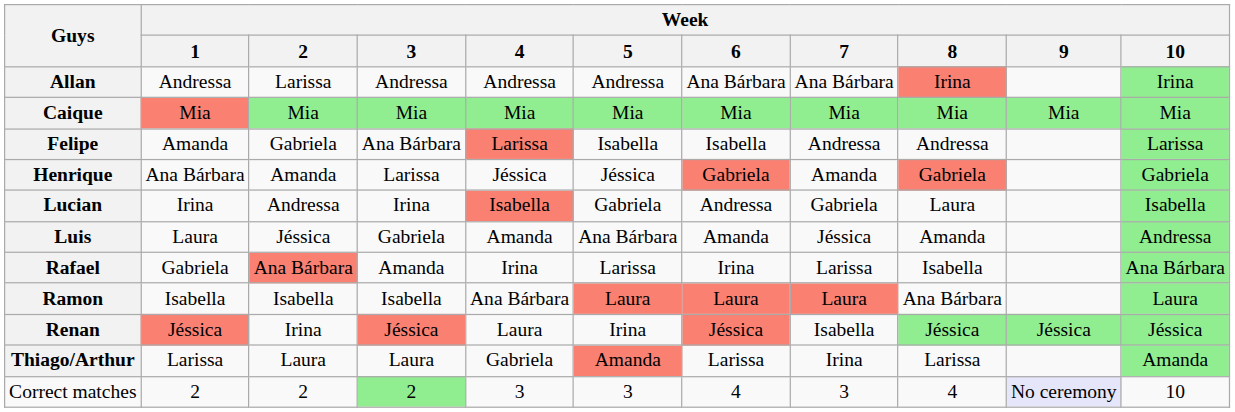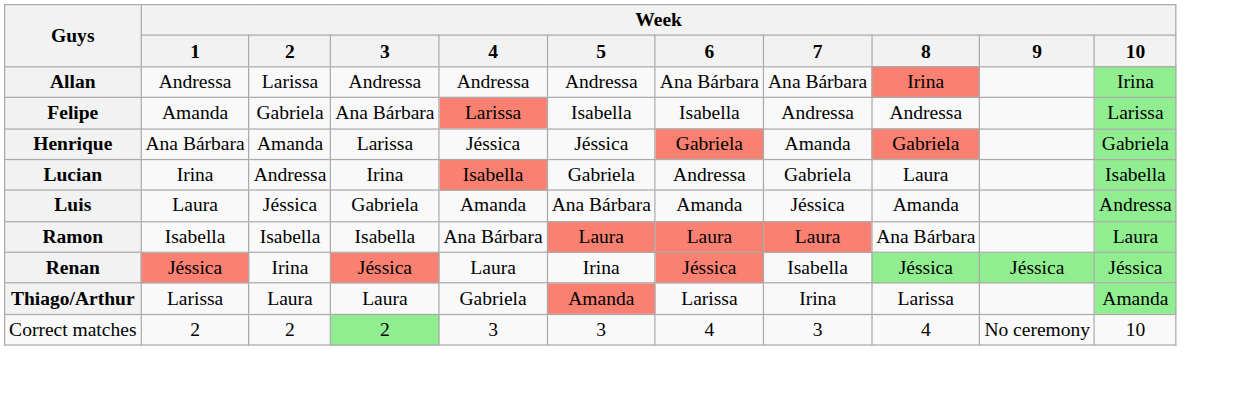- row: (73, 112)
- row: (73, 267)
(1064, 391) lavender background -> (1037, 329) no background
